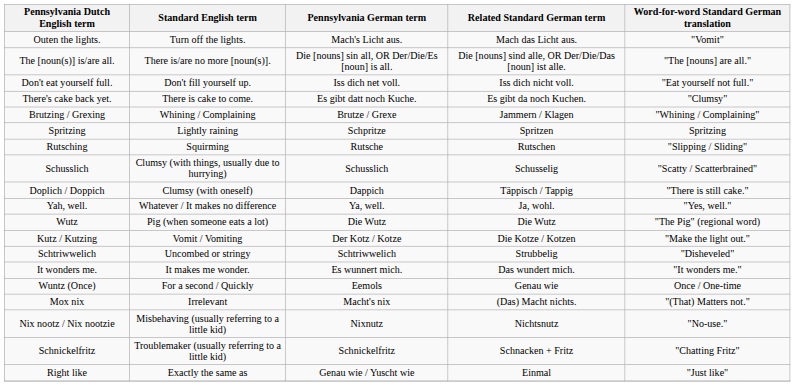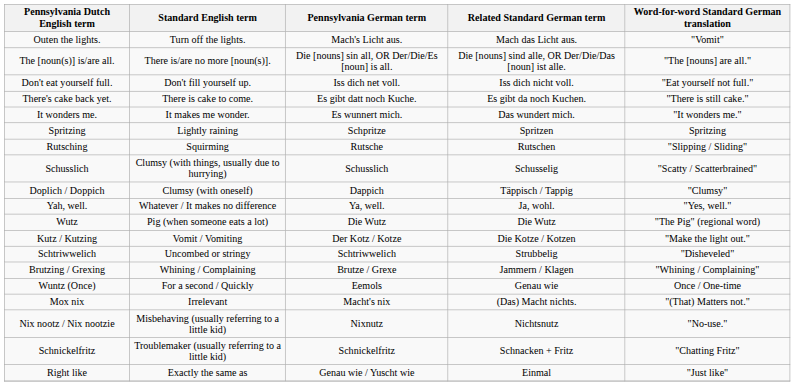(707, 99) "Clumsy" -> (707, 99) "There is still cake."
rows swapped: (67, 270) <-> (67, 115)
(707, 190) "There is still cake." -> (707, 190) "Clumsy"
